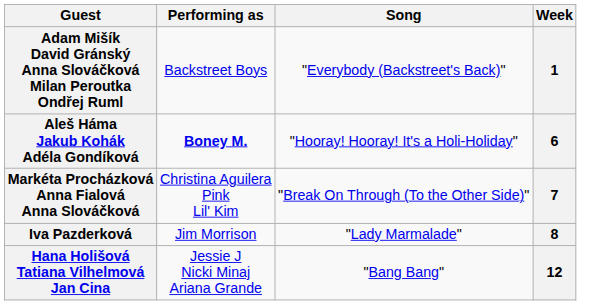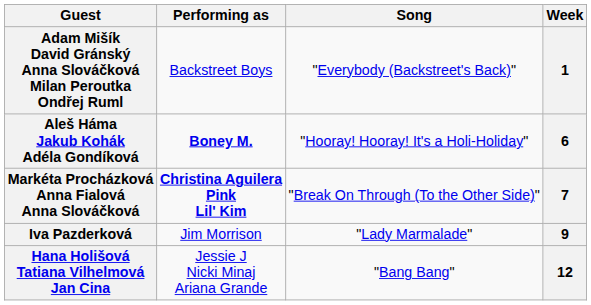(216, 195) normal -> (221, 195) bold
(554, 234) 8 -> (565, 234) 9
